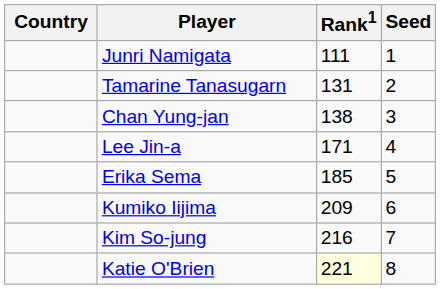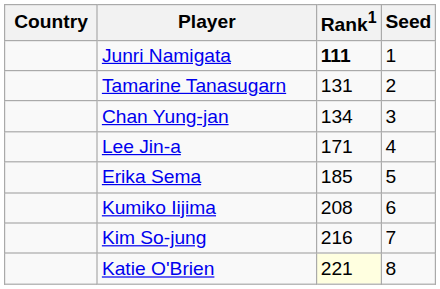(335, 55) normal -> (336, 55) bold
(337, 116) 138 -> (337, 116) 134
(337, 207) 209 -> (337, 207) 208
